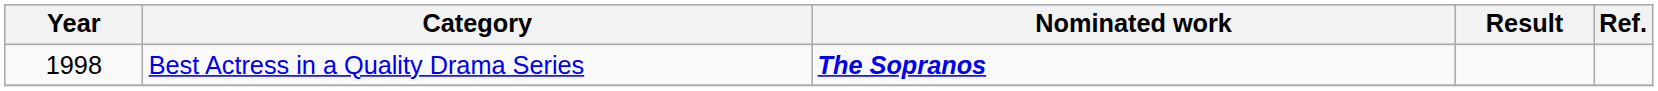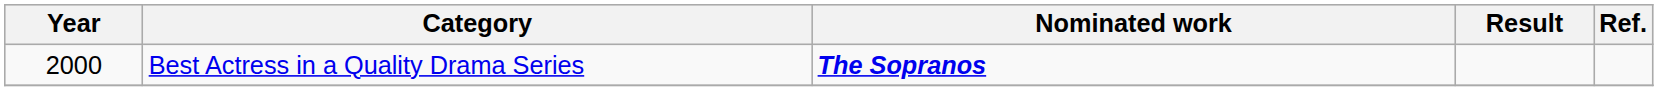(74, 64) 1998 -> (74, 64) 2000
